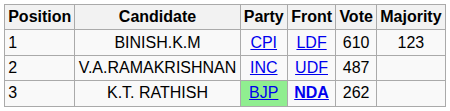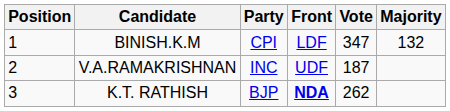(356, 42) 610 -> (356, 42) 347
(411, 42) 123 -> (411, 42) 132
(356, 67) 487 -> (356, 67) 187
(264, 93) lightgreen background -> (264, 93) no background
